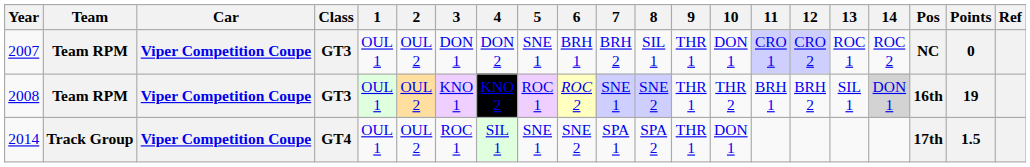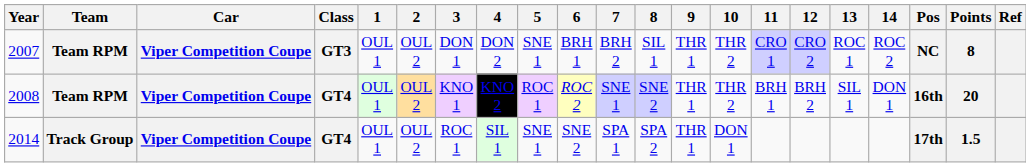(731, 51) DON 1 -> (731, 51) THR 2
(971, 51) 0 -> (971, 51) 8
(336, 95) GT3 -> (336, 95) GT4
(889, 95) lightgrey background -> (889, 95) no background
(971, 95) 19 -> (971, 95) 20
